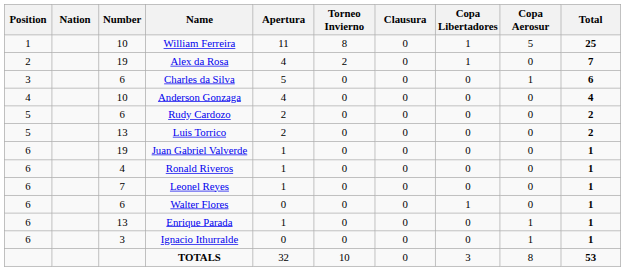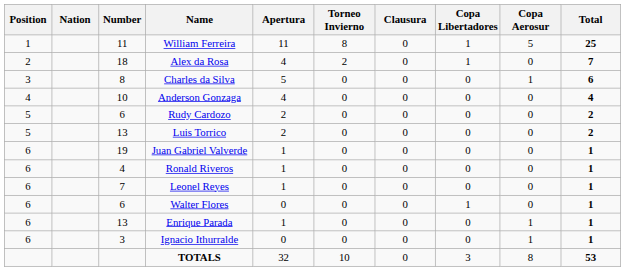(122, 44) 10 -> (122, 44) 11
(122, 61) 19 -> (122, 61) 18
(122, 79) 6 -> (122, 79) 8
